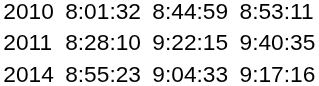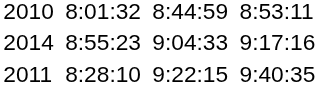rows swapped: (28, 43) <-> (29, 74)
